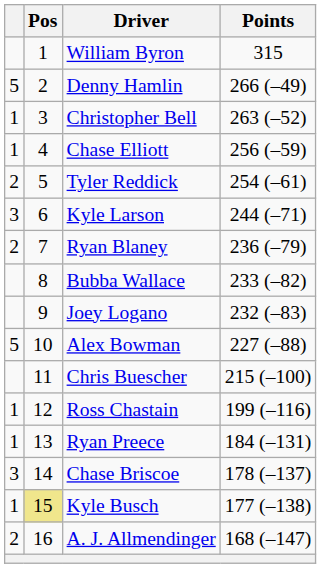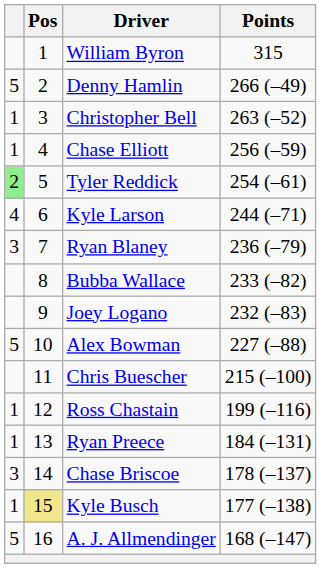(14, 182) no background -> (14, 182) lightgreen background
(14, 214) 3 -> (14, 214) 4
(14, 247) 2 -> (14, 247) 3
(14, 538) 2 -> (14, 538) 5
